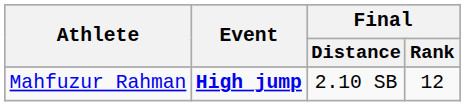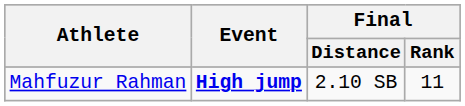(432, 83) 12 -> (432, 83) 11
